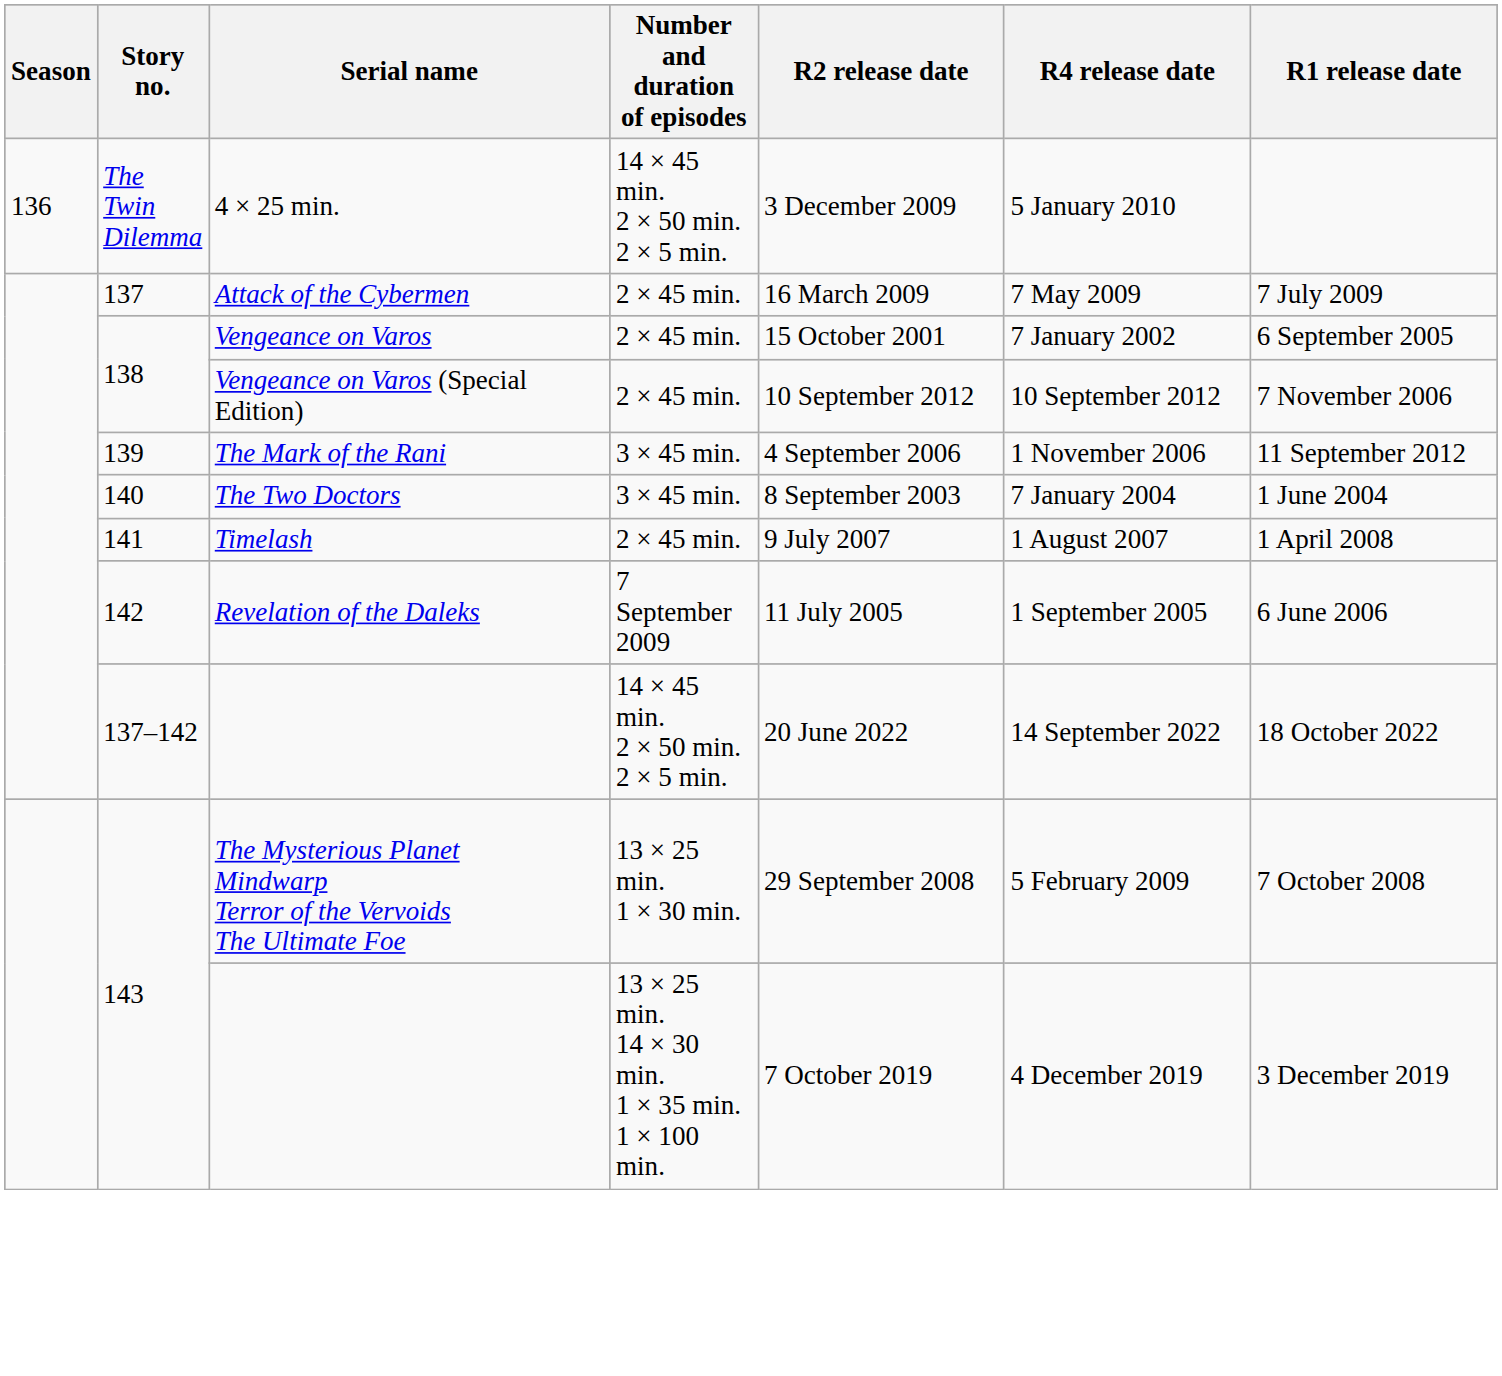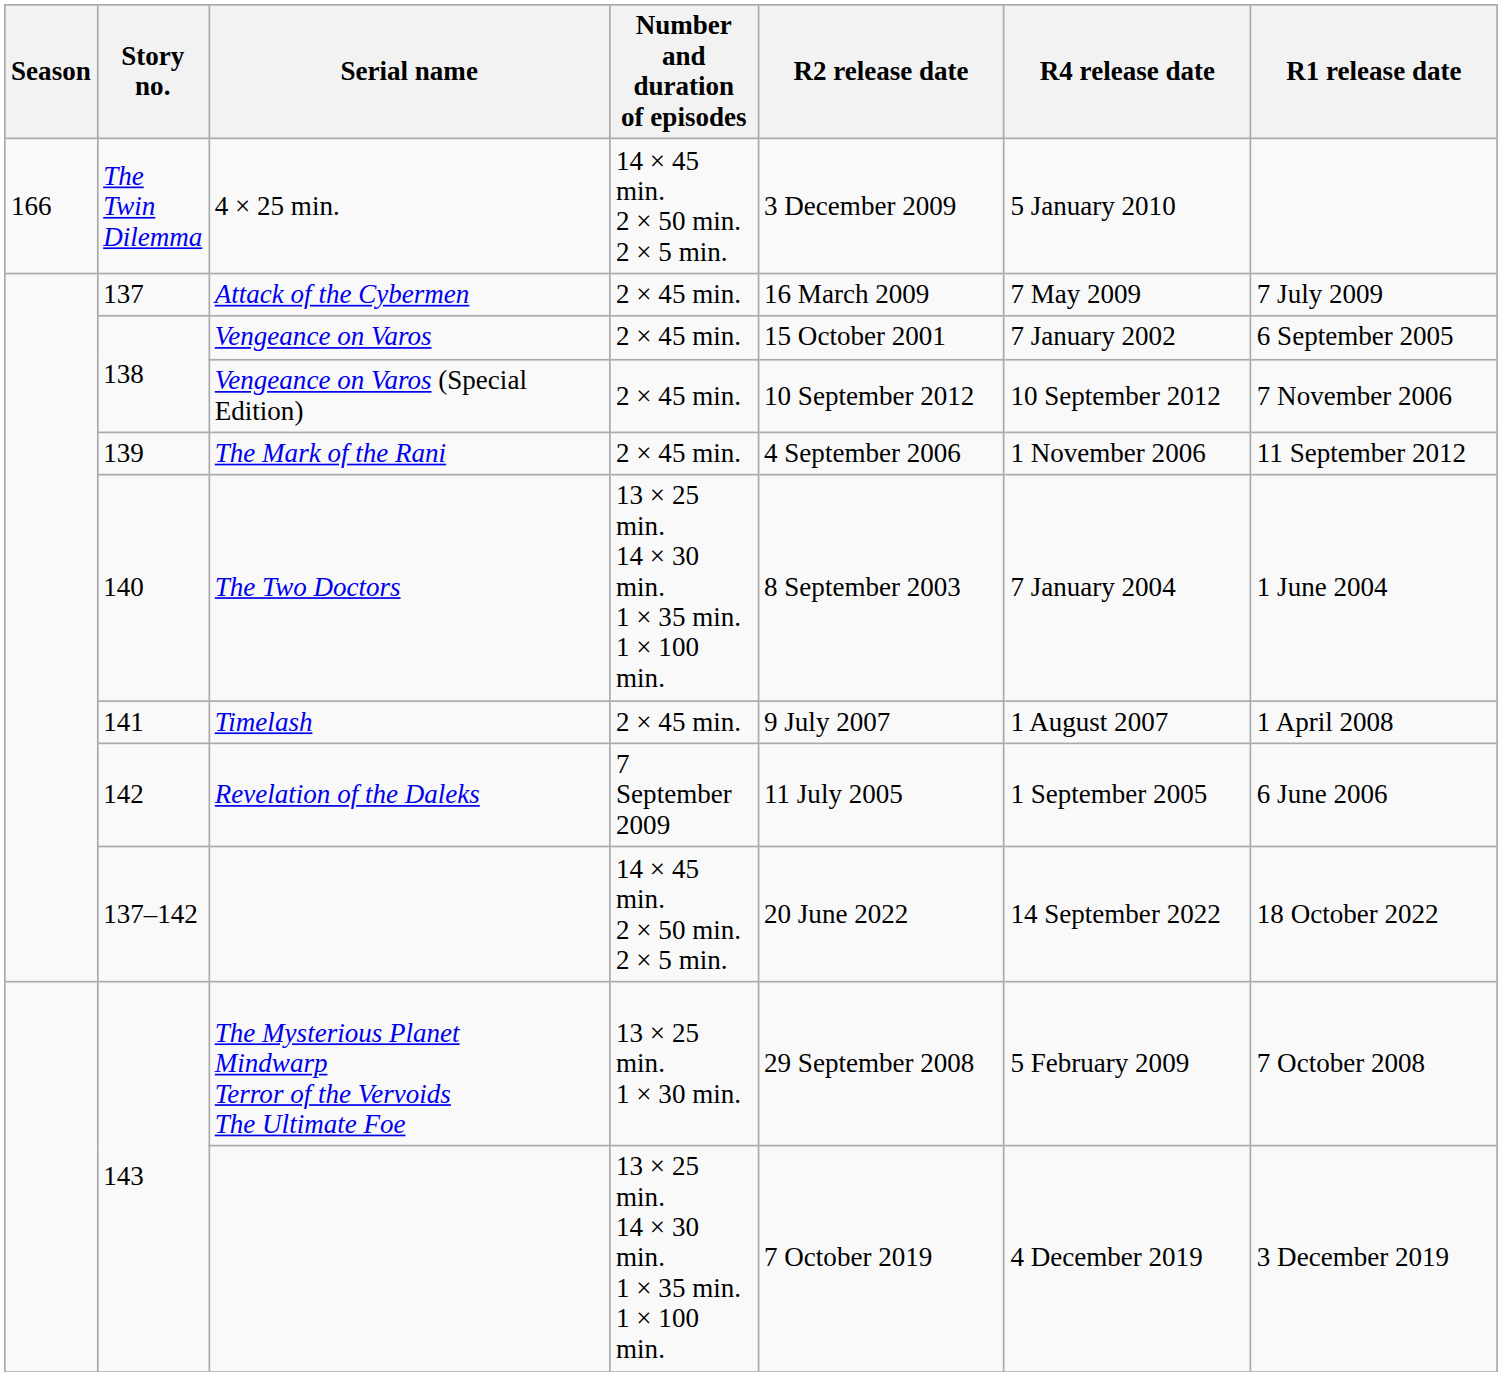(31, 205) 136 -> (31, 205) 166
(679, 453) 3 × 45 min. -> (679, 453) 2 × 45 min.
(679, 496) 3 × 45 min. -> (679, 587) 13 × 25 min. 14 × 30 min. 1 × 35 min. 1 × 100 min.
